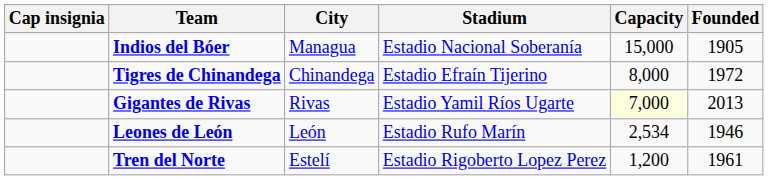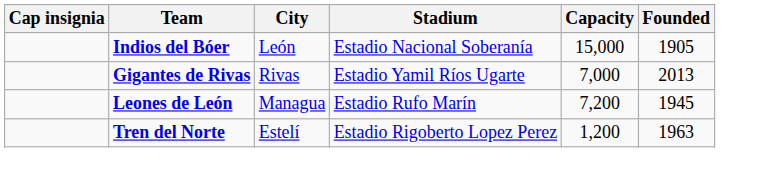(322, 47) Managua -> (277, 47) León
- row: (197, 75)
(649, 103) lightyellow background -> (600, 75) no background
(307, 132) León -> (292, 103) Managua
(649, 132) 2,534 -> (600, 103) 7,200
(725, 132) 1946 -> (676, 103) 1945
(725, 160) 1961 -> (676, 132) 1963
